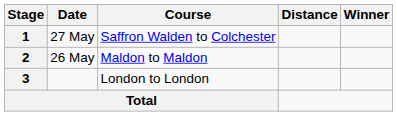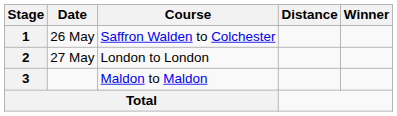(72, 36) 27 May -> (72, 36) 26 May
(72, 57) 26 May -> (72, 57) 27 May
(154, 57) Maldon to Maldon -> (155, 57) London to London
(155, 79) London to London -> (154, 79) Maldon to Maldon
